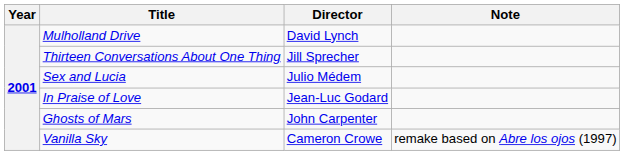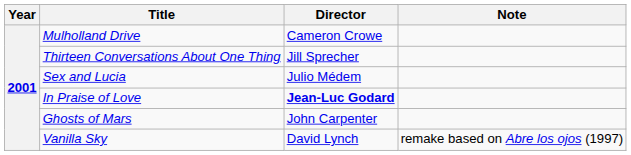(323, 35) David Lynch -> (334, 35) Cameron Crowe
(337, 98) normal -> (341, 98) bold
(334, 139) Cameron Crowe -> (323, 139) David Lynch
